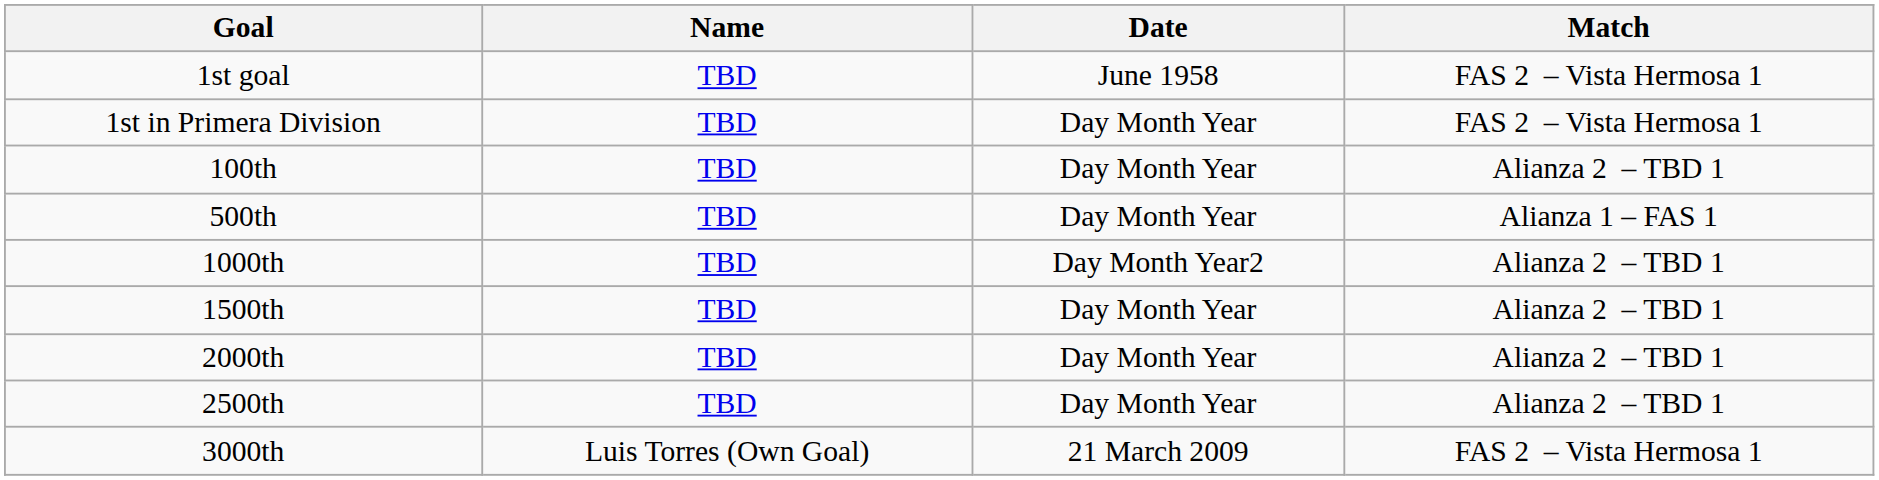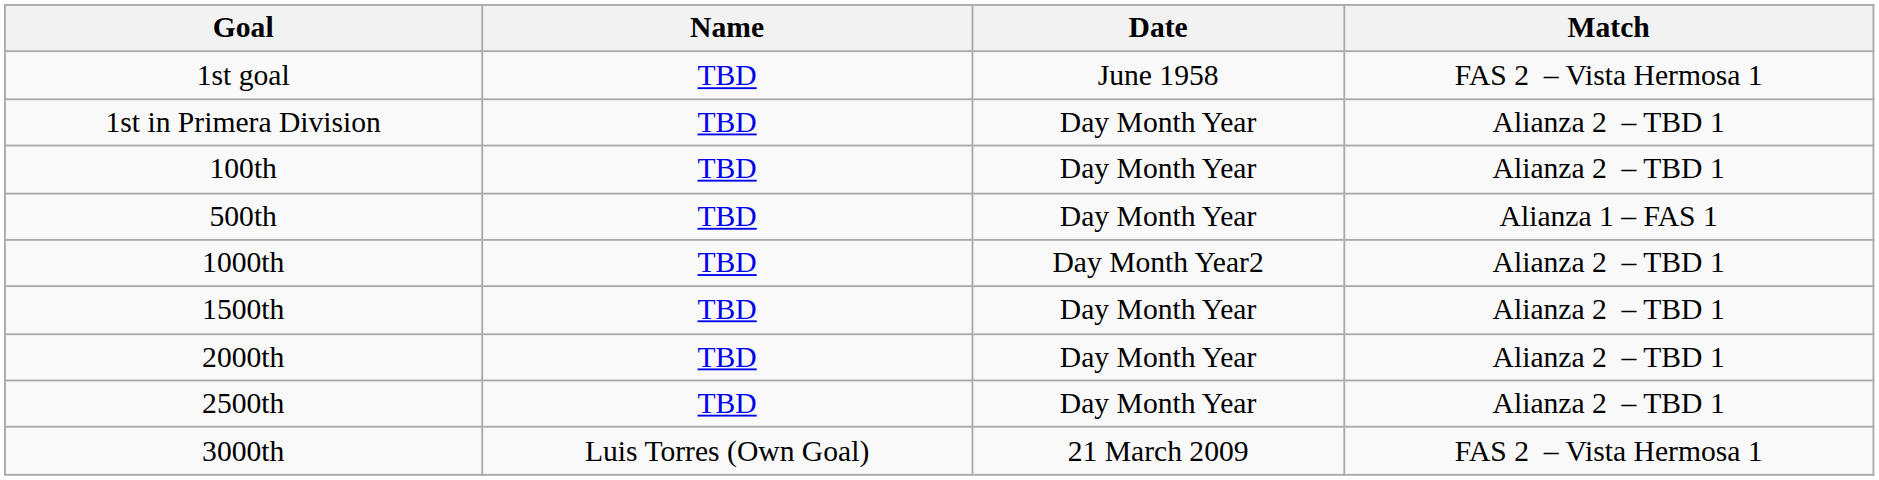(1609, 121) FAS 2 – Vista Hermosa 1 -> (1609, 121) Alianza 2 – TBD 1
